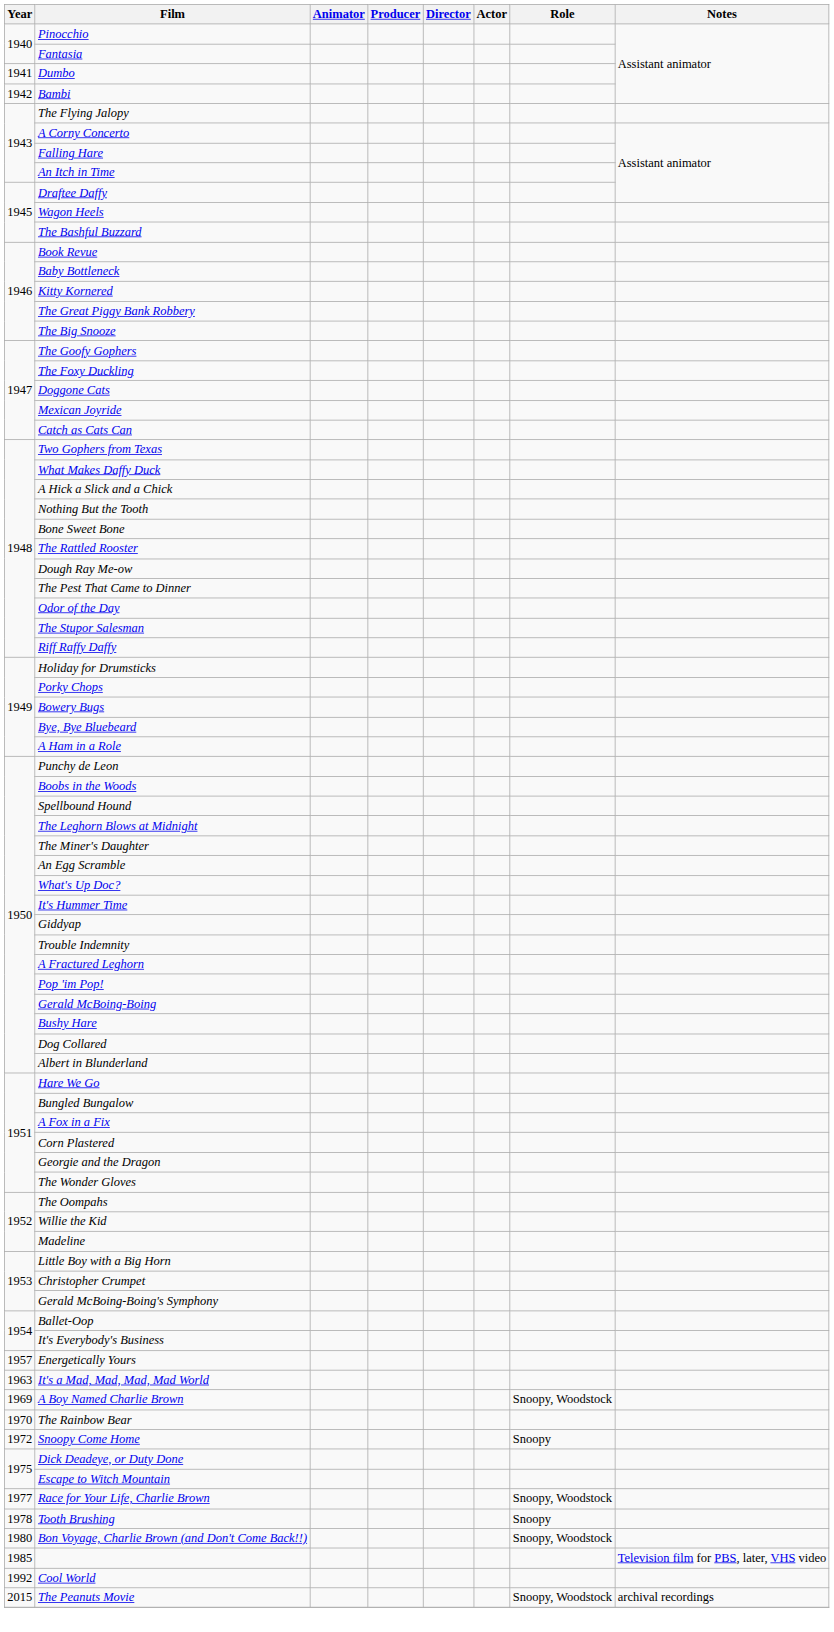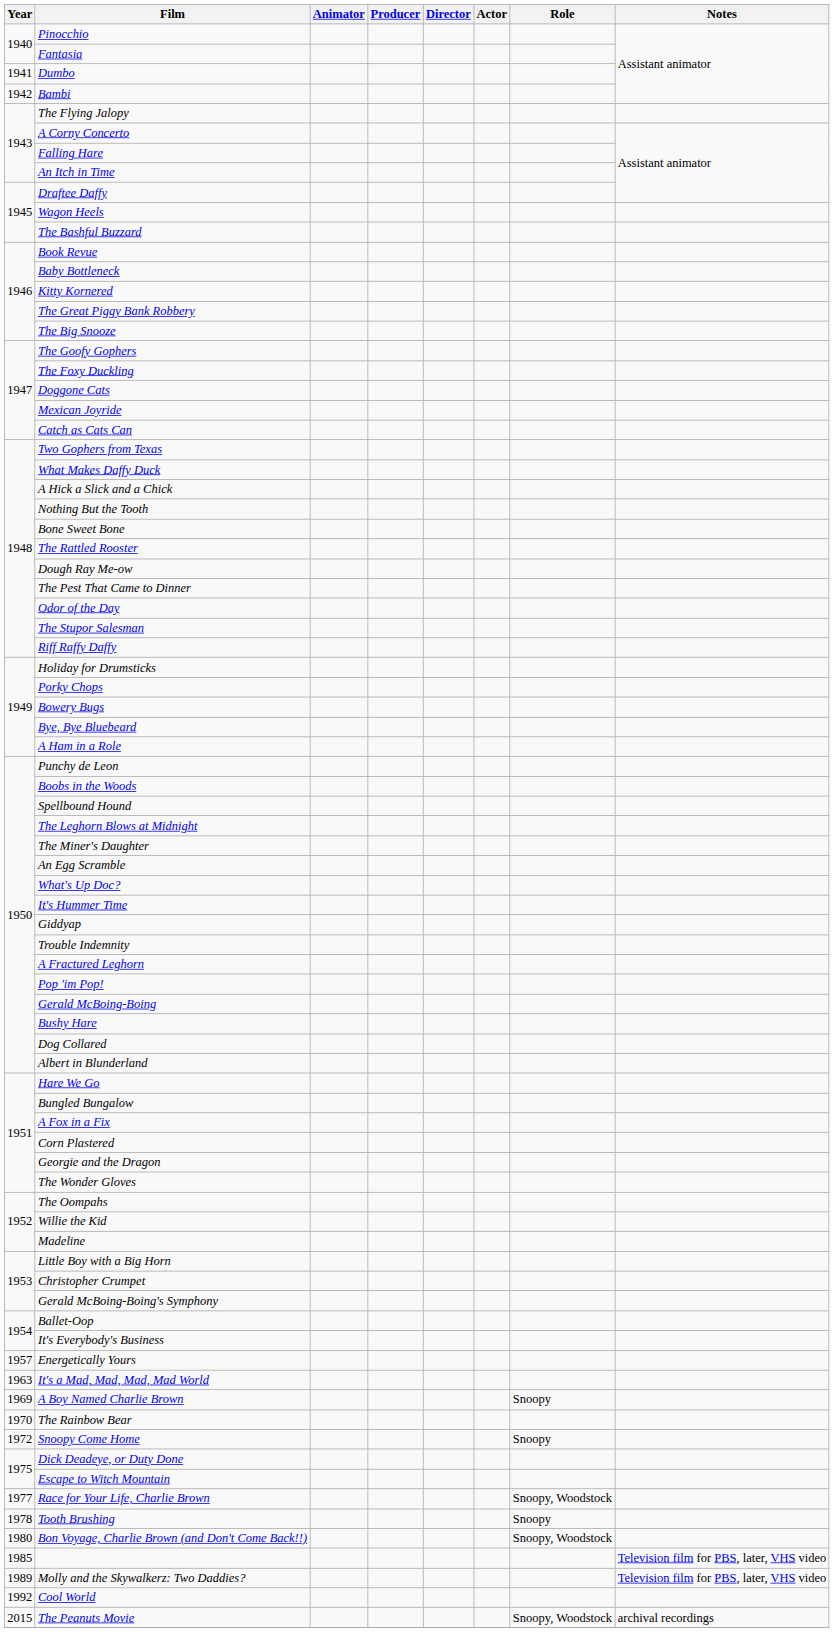(562, 1399) Snoopy, Woodstock -> (532, 1399) Snoopy
+ row: (20, 1578)
